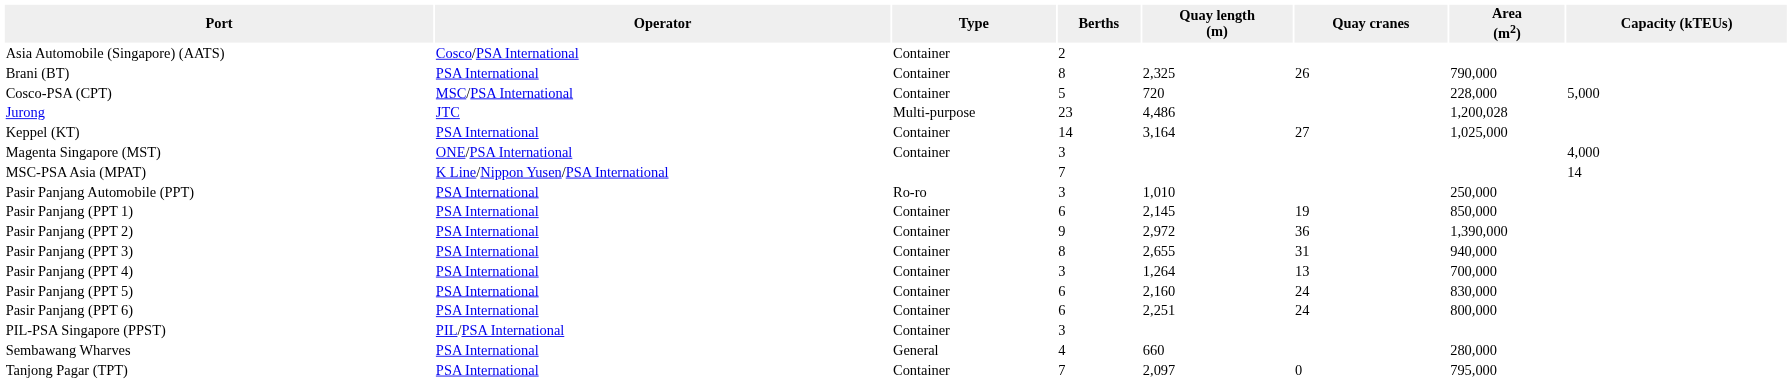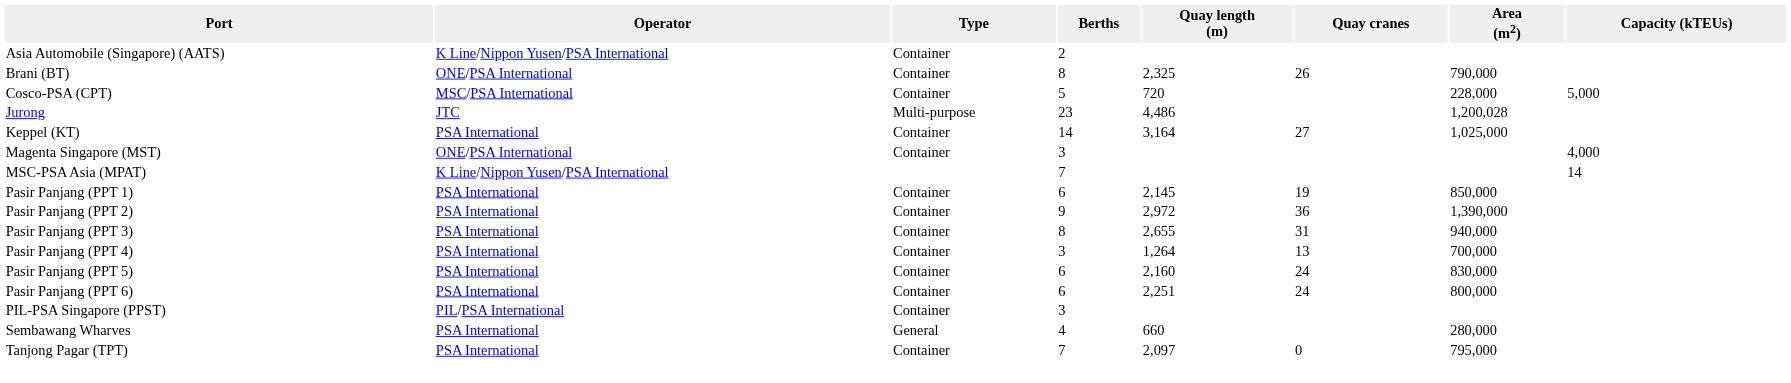(507, 53) Cosco/PSA International -> (552, 53) K Line/Nippon Yusen/PSA International
(487, 73) PSA International -> (504, 73) ONE/PSA International
- row: (100, 192)
